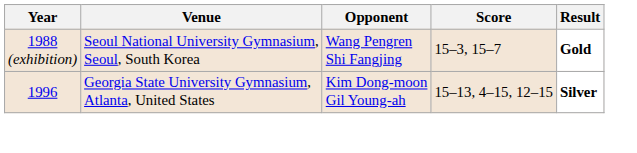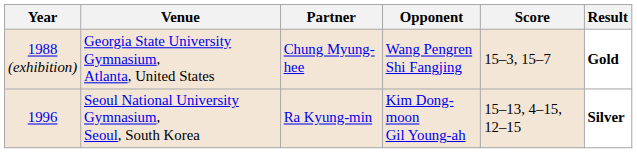+ column: (331, 17)
(201, 50) Seoul National University Gymnasium, Seoul, South Korea -> (158, 59) Georgia State University Gymnasium, Atlanta, United States
(198, 92) Georgia State University Gymnasium, Atlanta, United States -> (161, 118) Seoul National University Gymnasium, Seoul, South Korea
